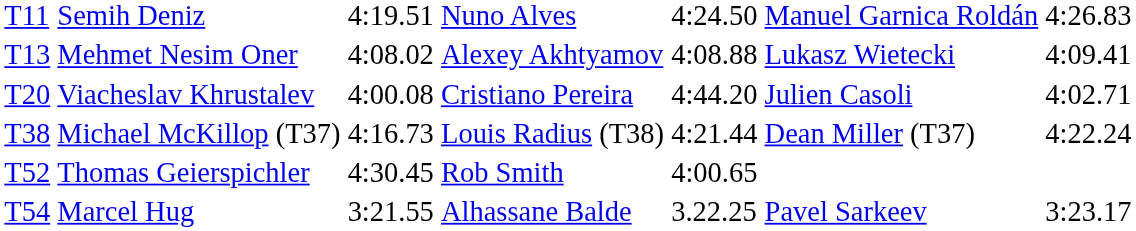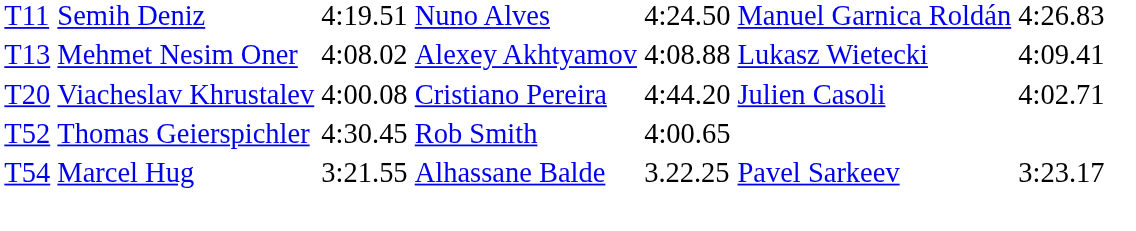- row: (199, 133)
